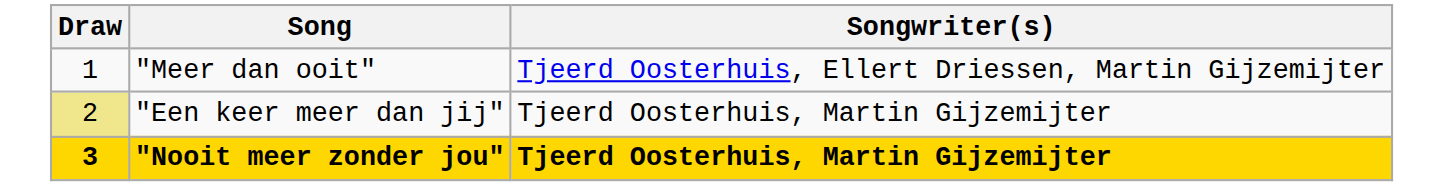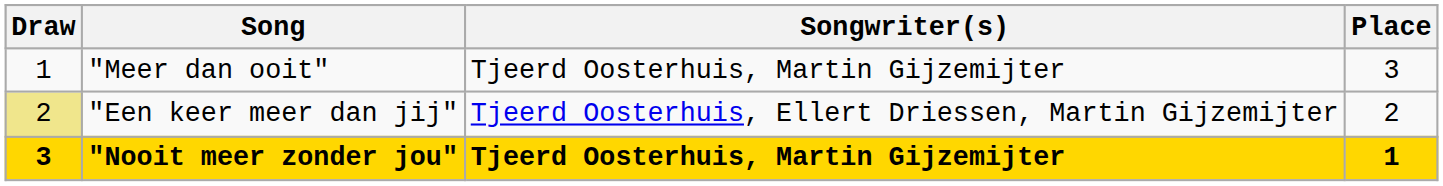+ column: (1392, 27)
(951, 70) Tjeerd Oosterhuis, Ellert Driessen, Martin Gijzemijter -> (768, 70) Tjeerd Oosterhuis, Martin Gijzemijter
(815, 114) Tjeerd Oosterhuis, Martin Gijzemijter -> (905, 114) Tjeerd Oosterhuis, Ellert Driessen, Martin Gijzemijter
